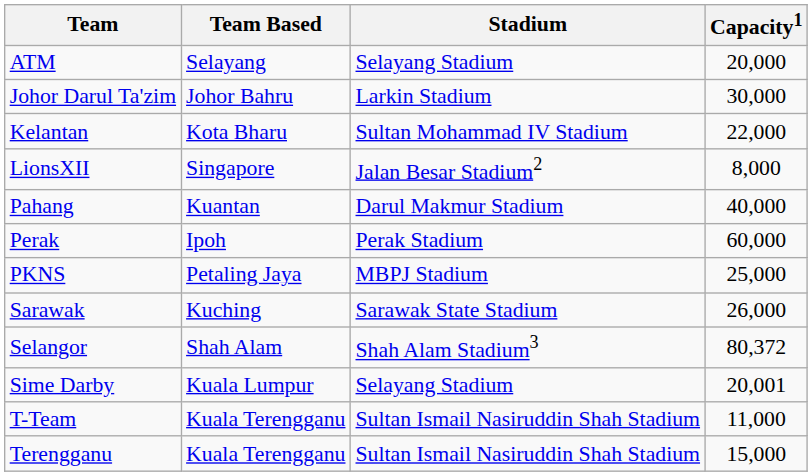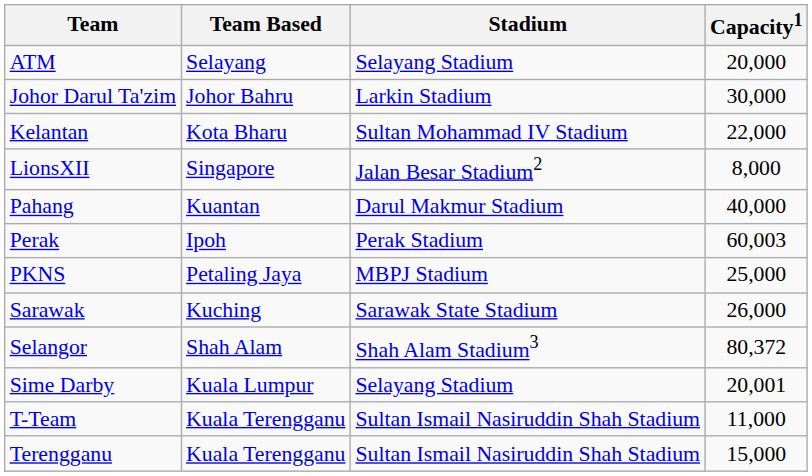(756, 240) 60,000 -> (756, 240) 60,003
